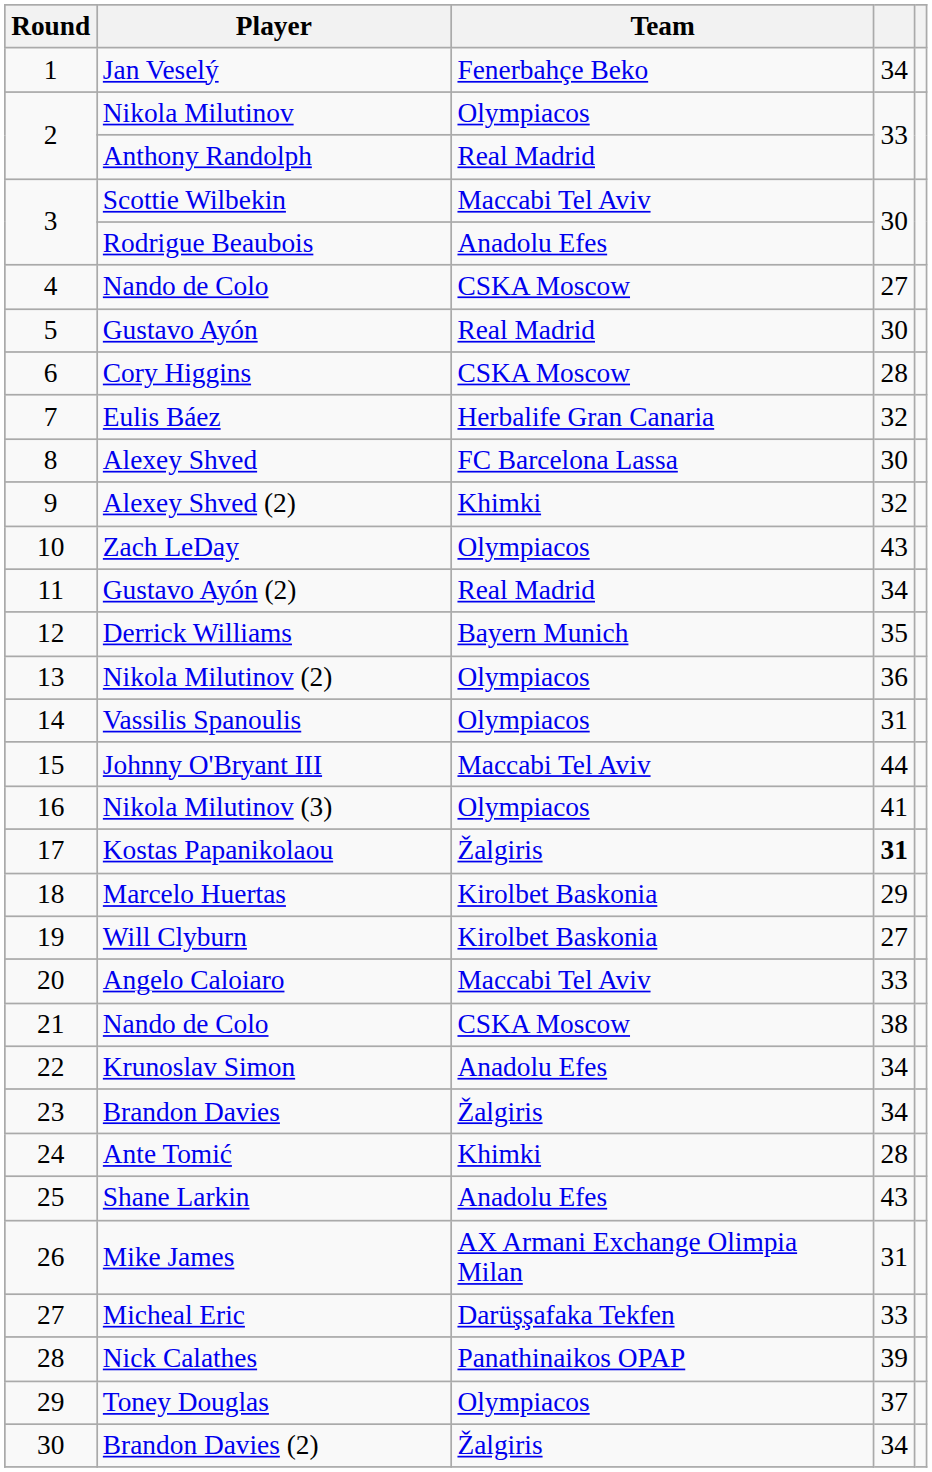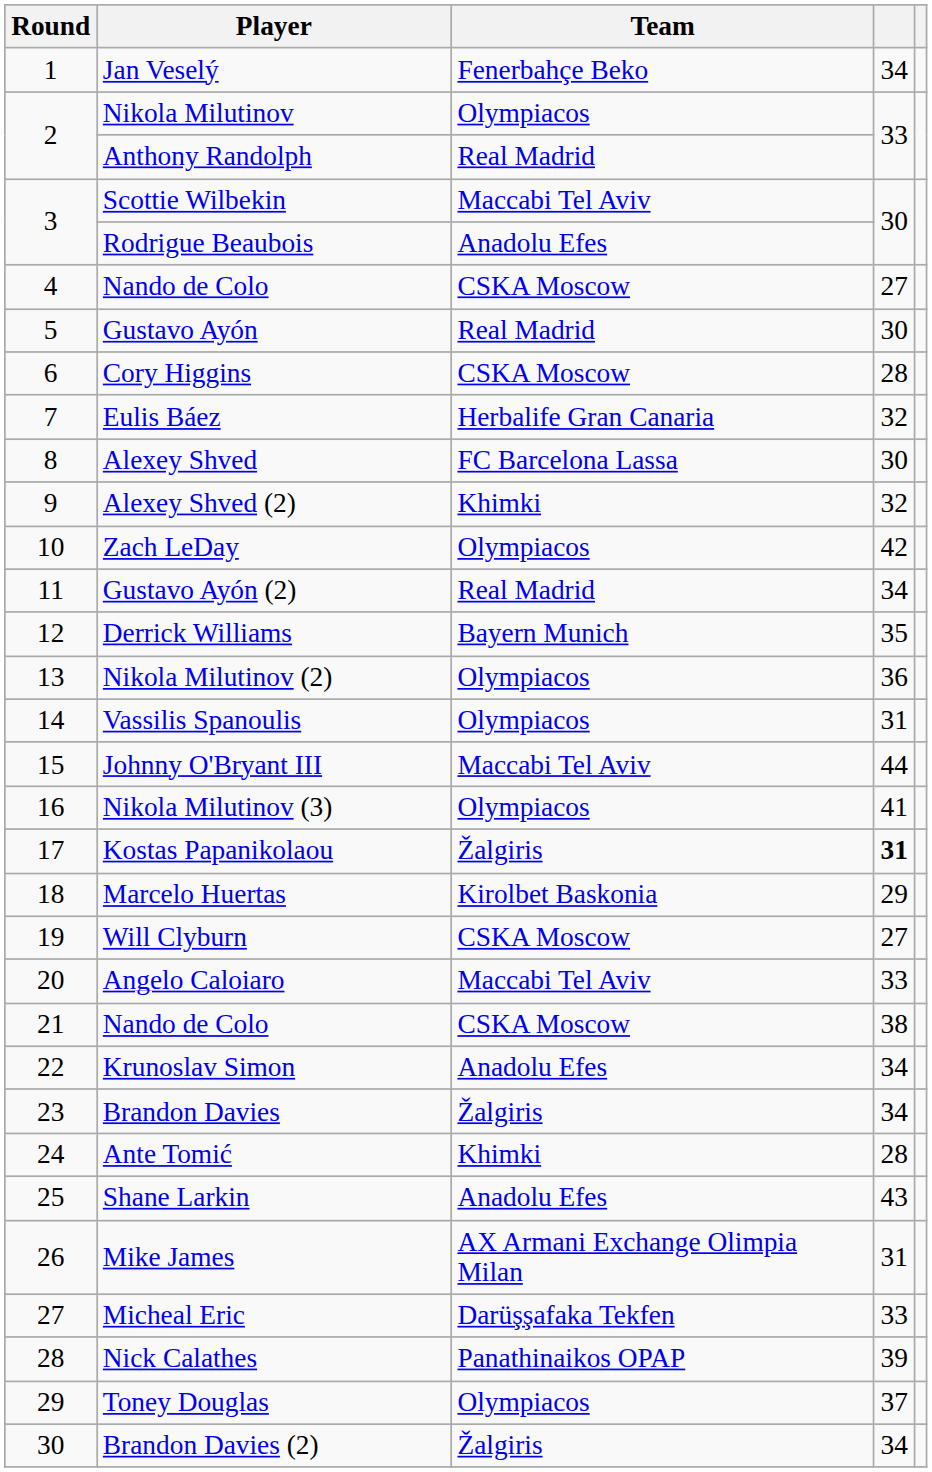(894, 546) 43 -> (894, 546) 42
(557, 937) Kirolbet Baskonia -> (544, 937) CSKA Moscow
